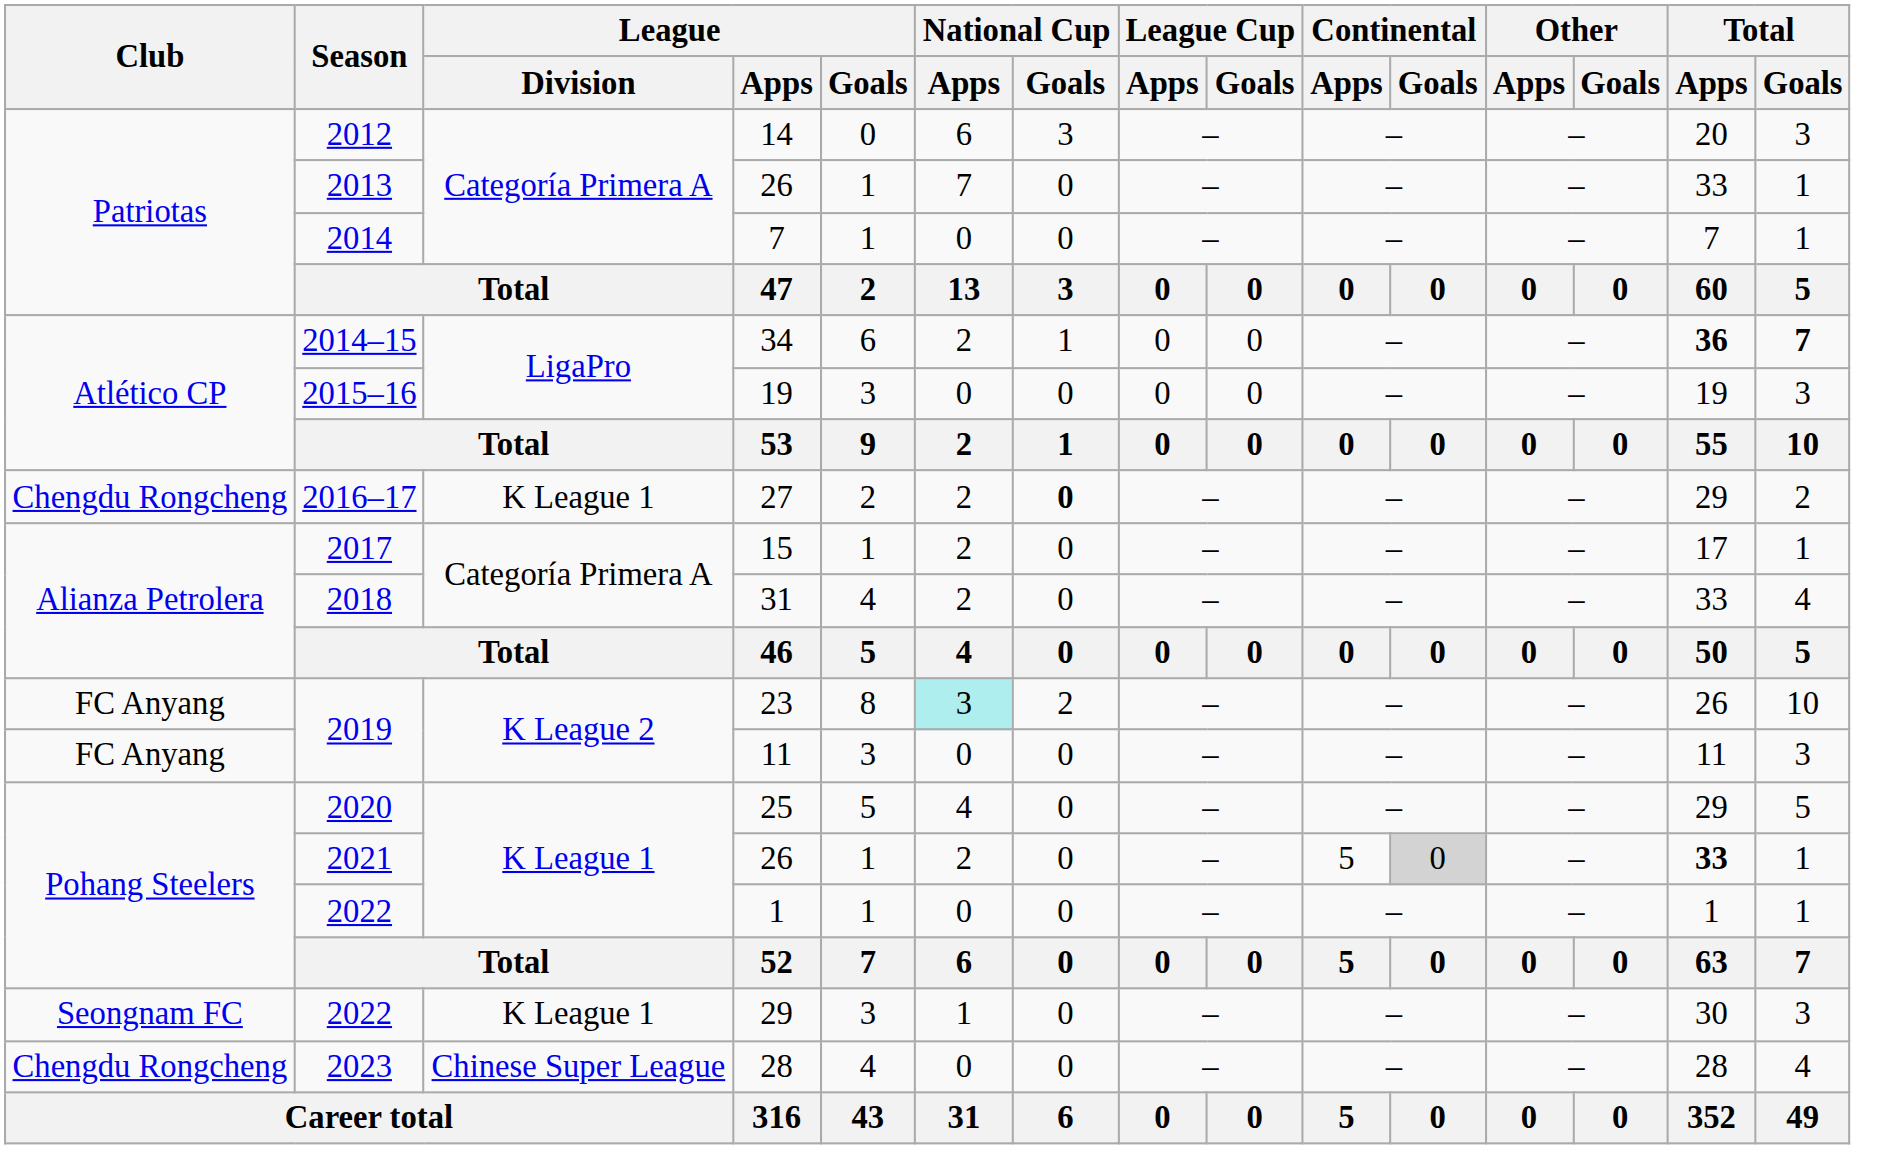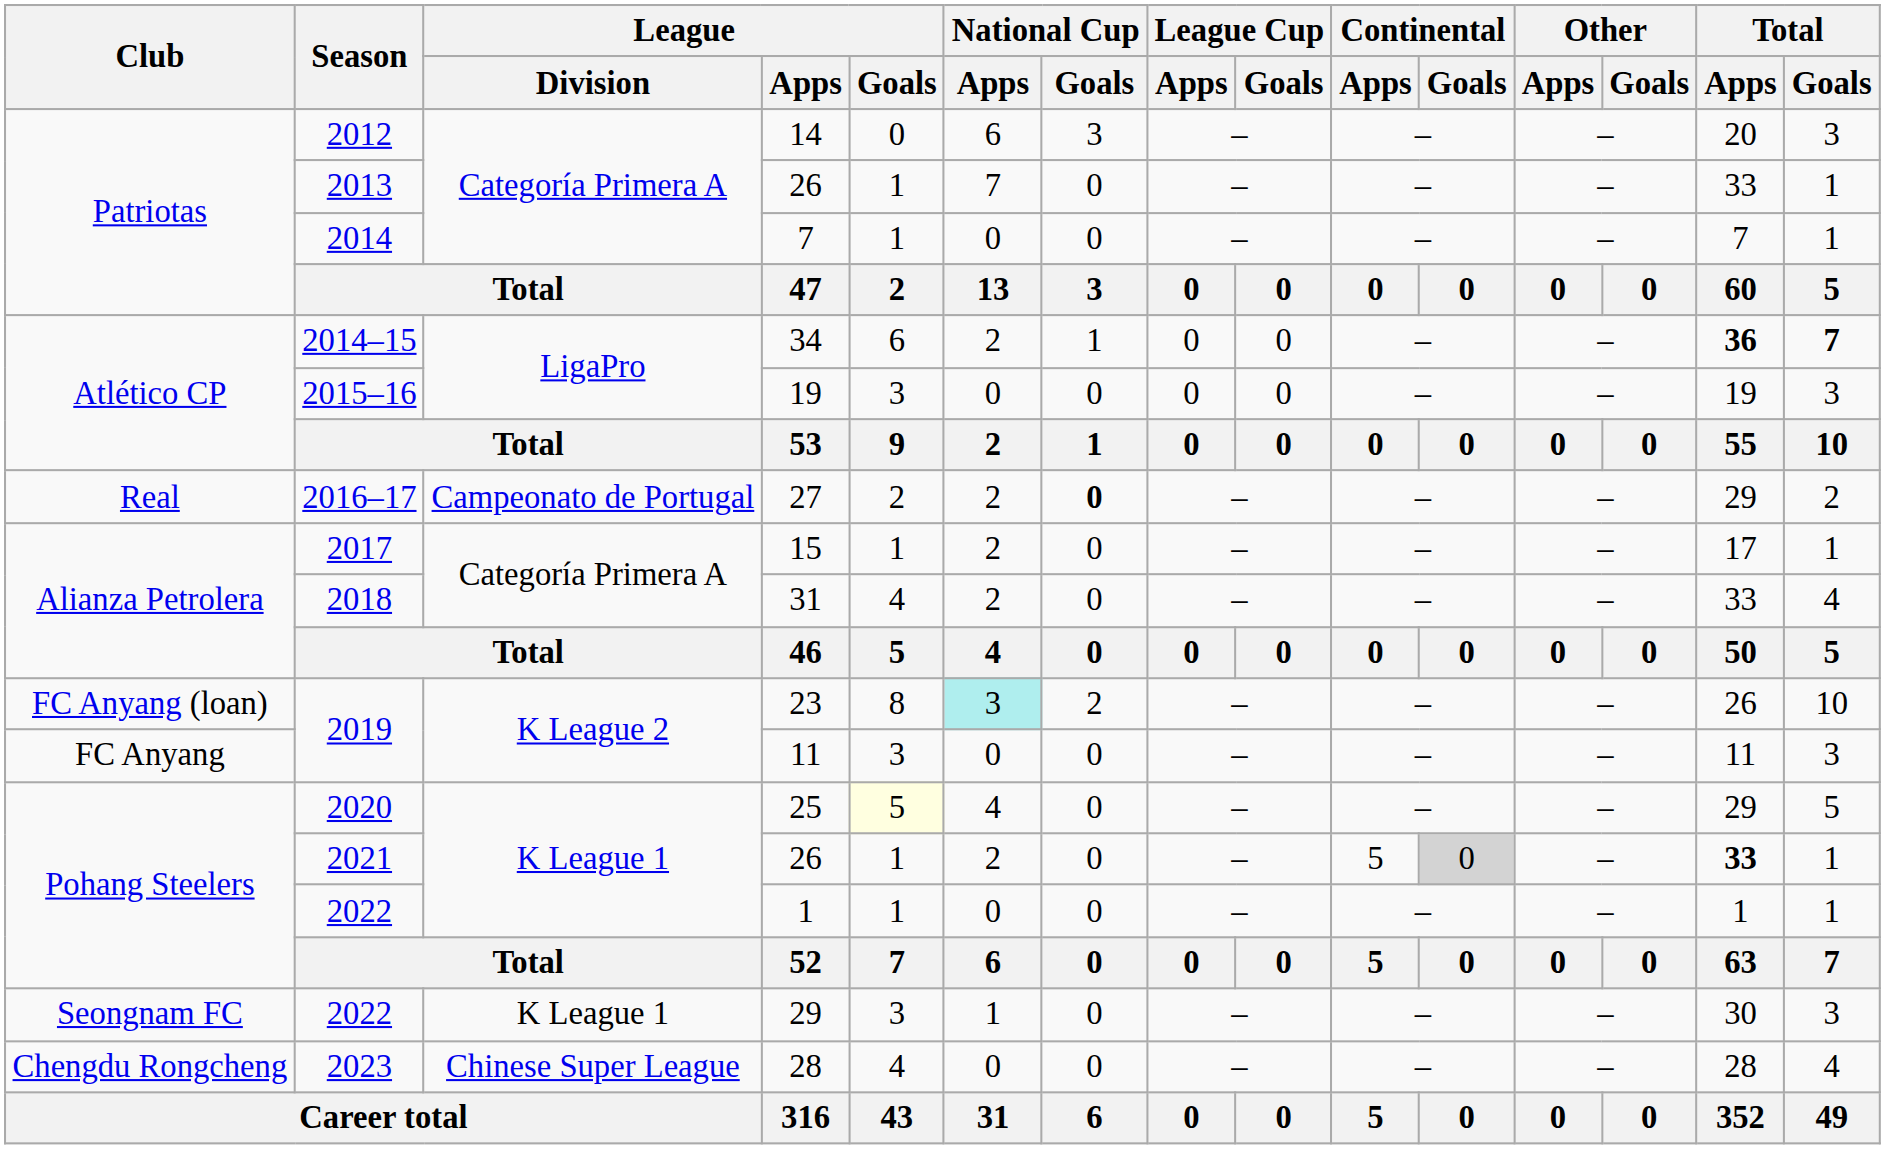(150, 496) Chengdu Rongcheng -> (150, 496) Real
(578, 496) K League 1 -> (593, 496) Campeonato de Portugal
(150, 703) FC Anyang -> (150, 703) FC Anyang (loan)
(868, 806) no background -> (897, 806) lightyellow background
